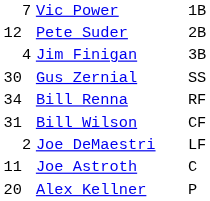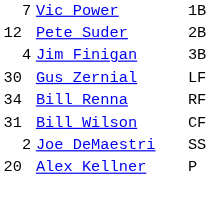(197, 78) SS -> (197, 78) LF
(197, 145) LF -> (197, 145) SS
- row: (87, 167)
